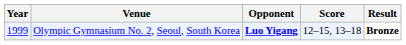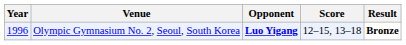(18, 31) 1999 -> (18, 31) 1996
